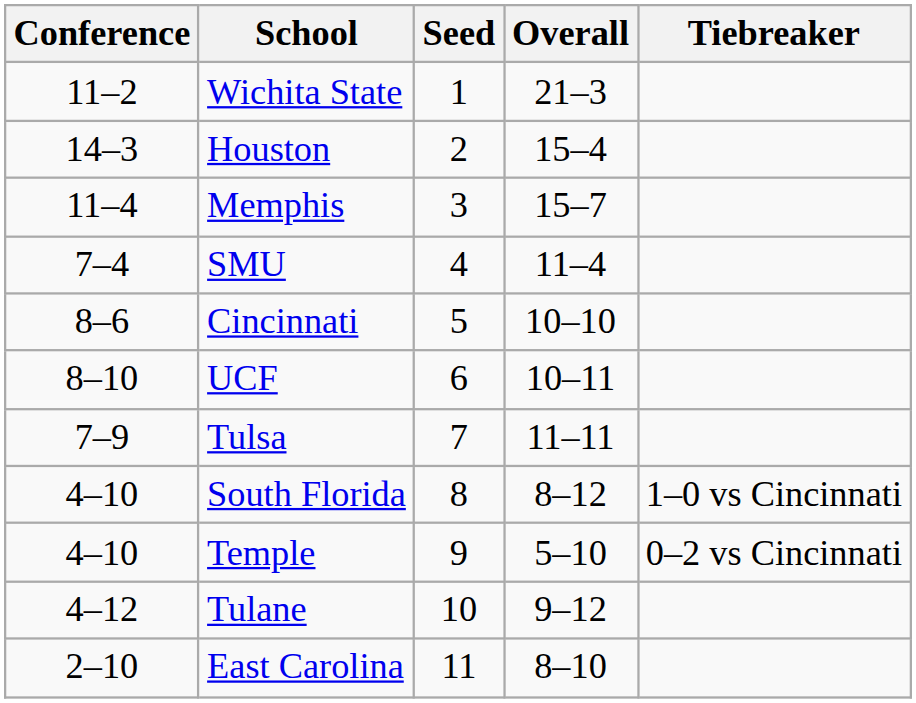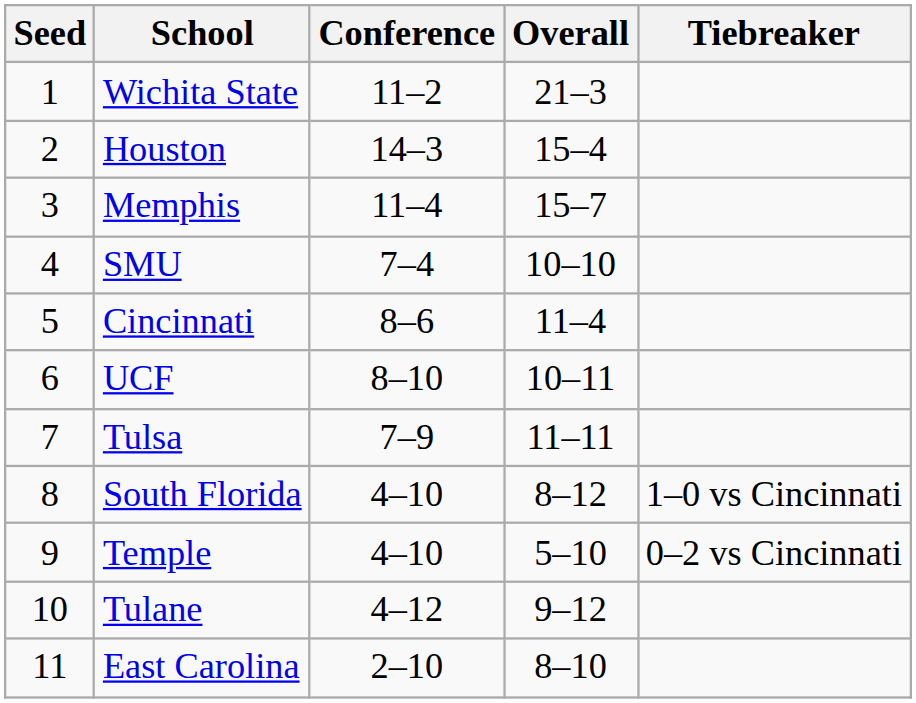columns swapped: (459, 33) <-> (102, 33)
(570, 263) 11–4 -> (570, 263) 10–10
(570, 321) 10–10 -> (570, 321) 11–4
